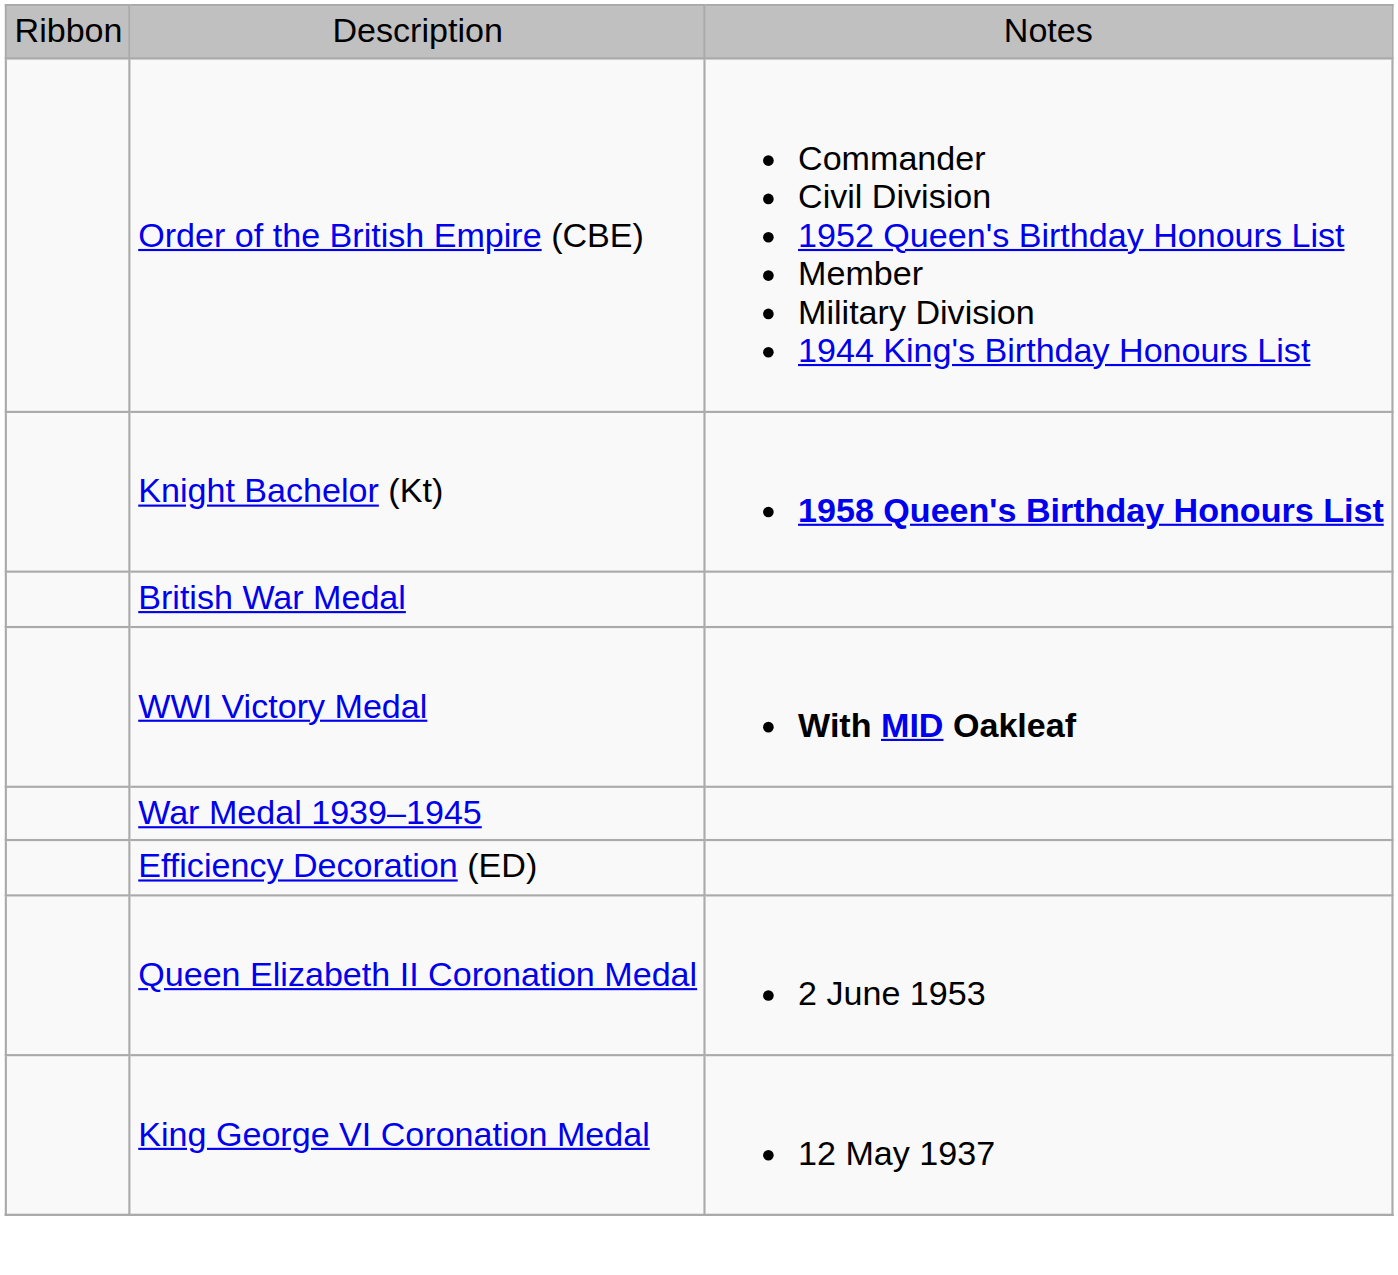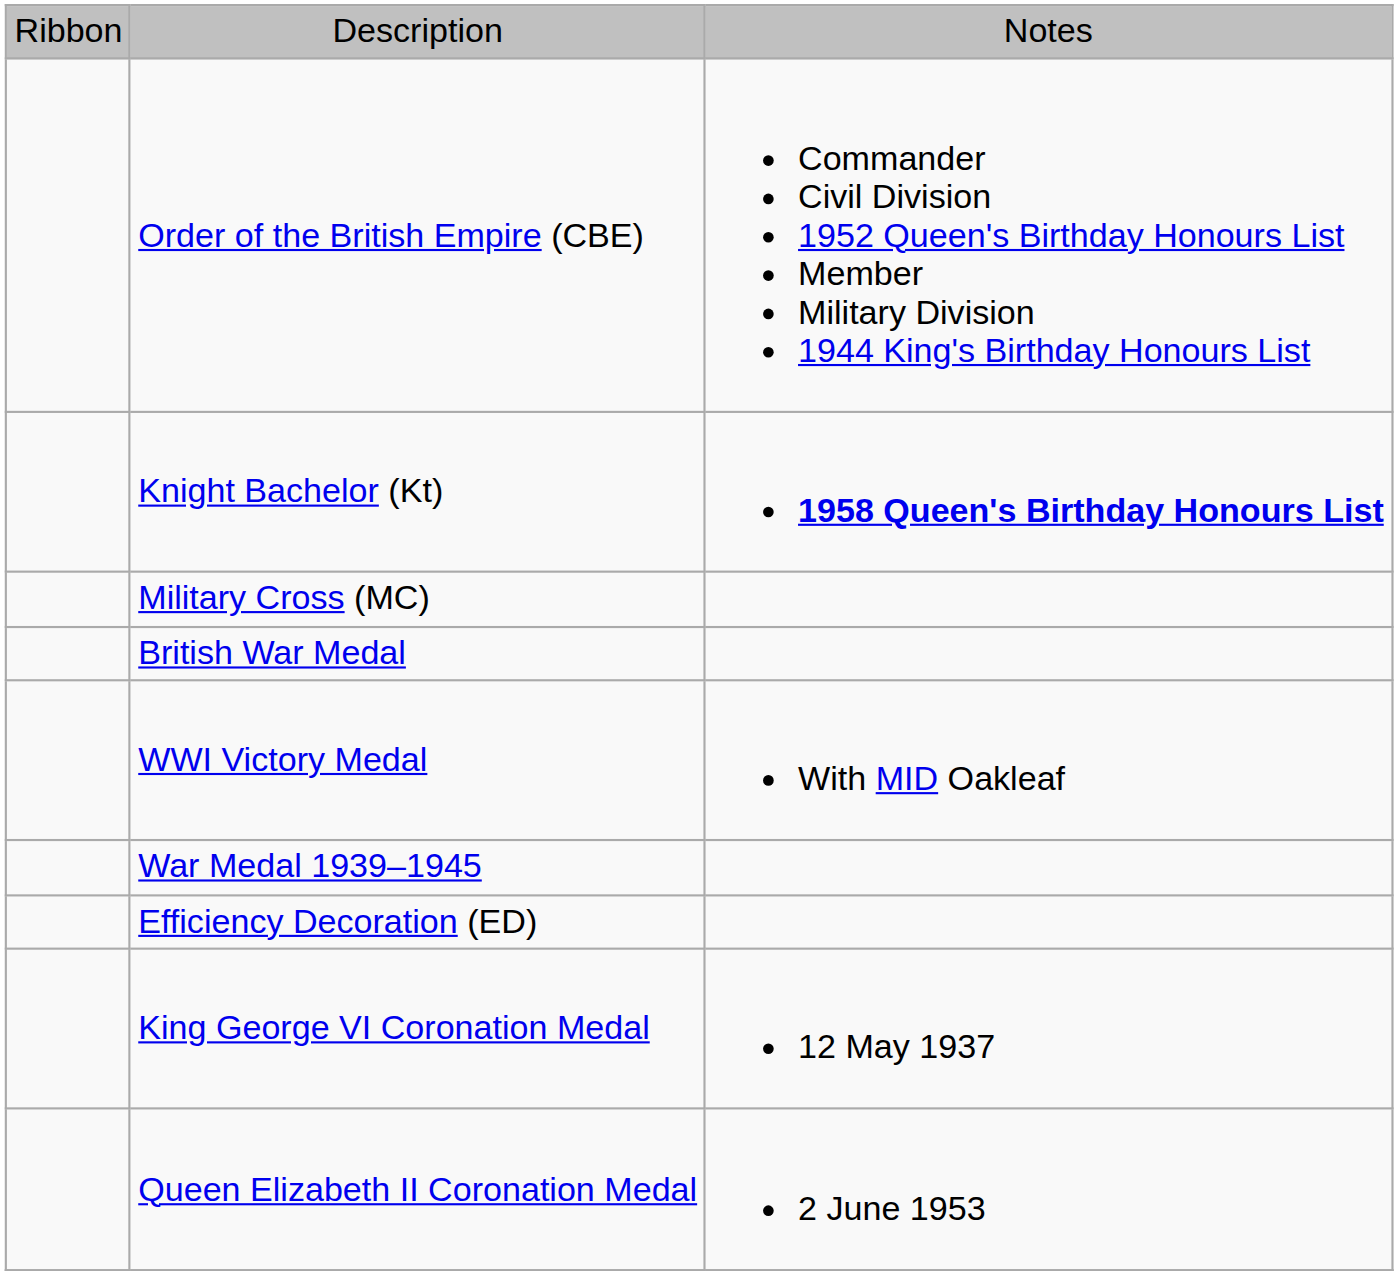+ row: (284, 598)
(1048, 725) bold -> (1048, 779) normal
rows swapped: (394, 1134) <-> (418, 974)
